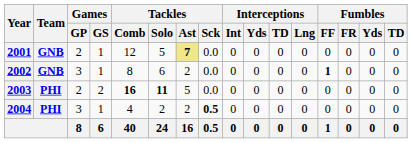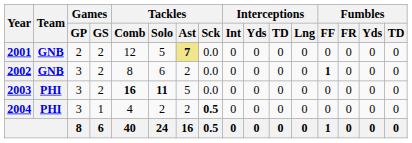(101, 52) 1 -> (101, 52) 2
(101, 71) 1 -> (101, 71) 2
(79, 90) 2 -> (79, 90) 3
